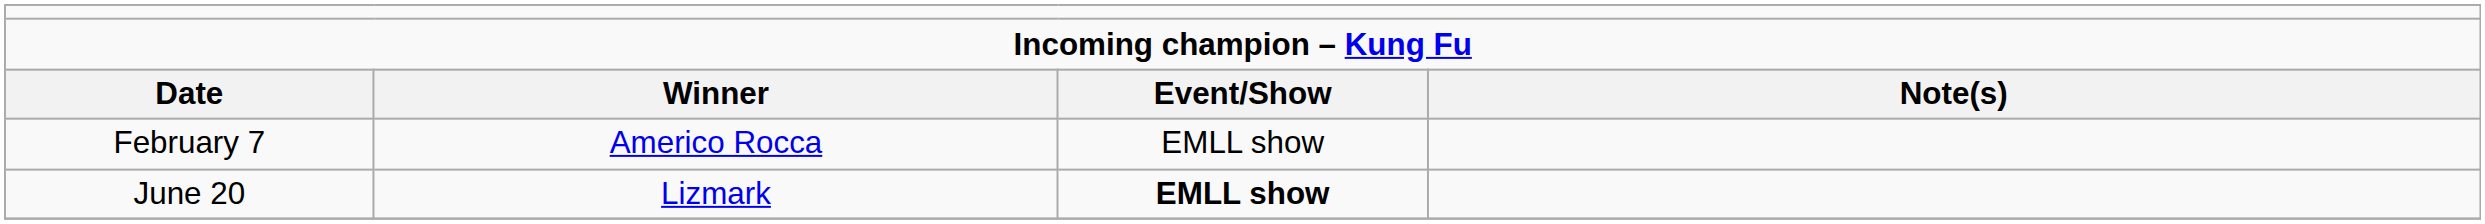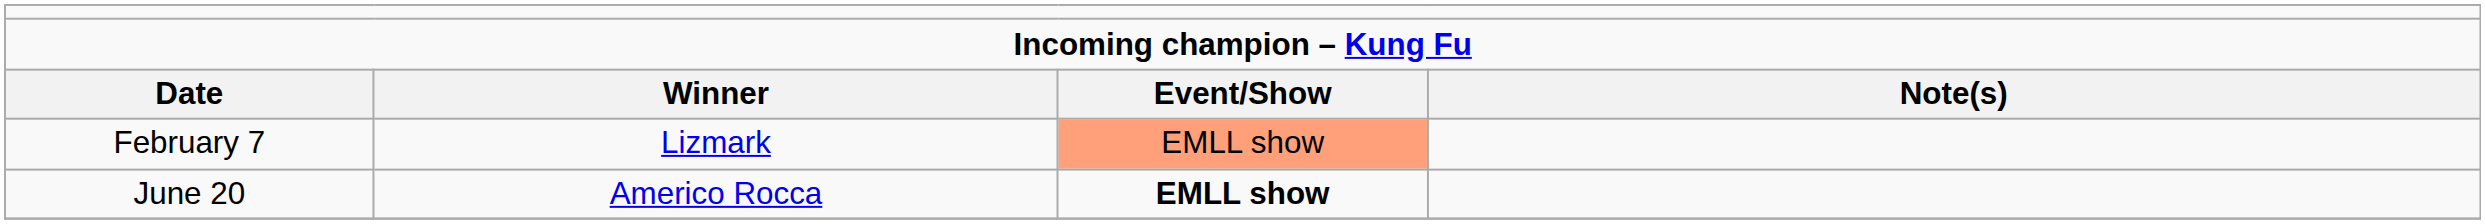(716, 143) Americo Rocca -> (716, 143) Lizmark
(1243, 143) no background -> (1243, 143) lightsalmon background
(716, 193) Lizmark -> (716, 193) Americo Rocca
